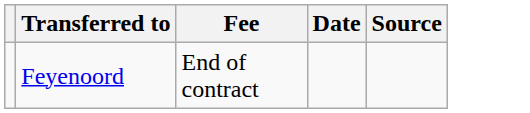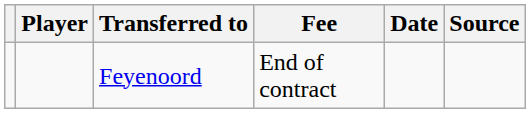+ column: (55, 23)
